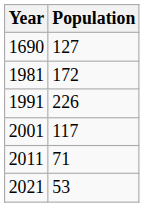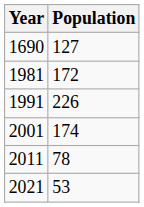(65, 131) 117 -> (66, 131) 174
(61, 159) 71 -> (61, 159) 78
